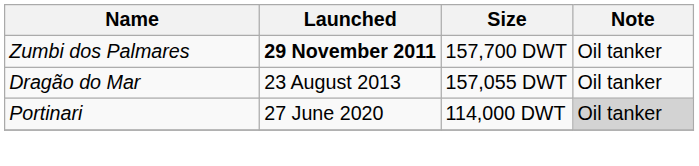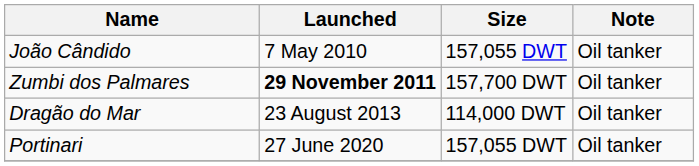+ row: (70, 51)
(506, 82) 157,055 DWT -> (505, 113) 114,000 DWT
(505, 113) 114,000 DWT -> (506, 144) 157,055 DWT
(620, 113) lightgrey background -> (620, 144) no background
